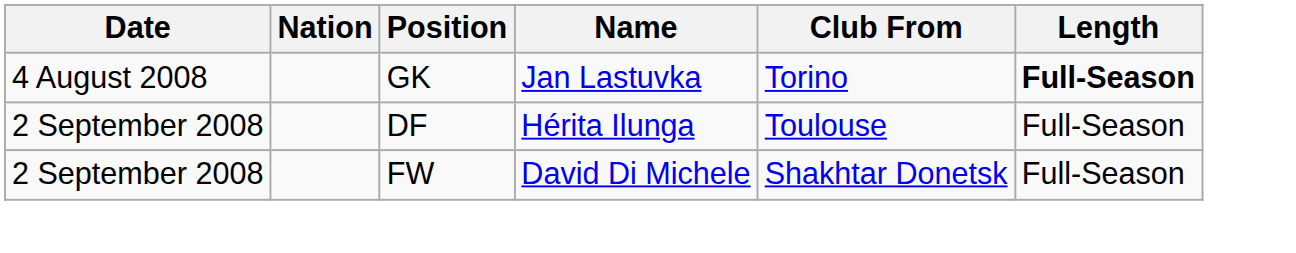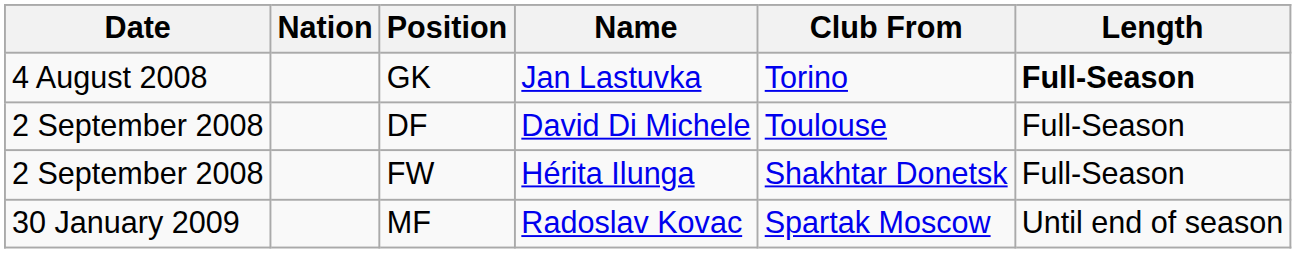(608, 125) Hérita Ilunga -> (636, 125) David Di Michele
(636, 174) David Di Michele -> (608, 174) Hérita Ilunga
+ row: (409, 222)
